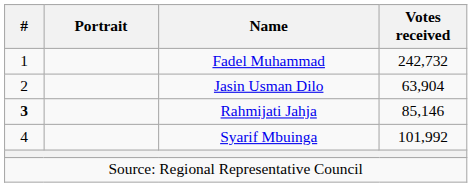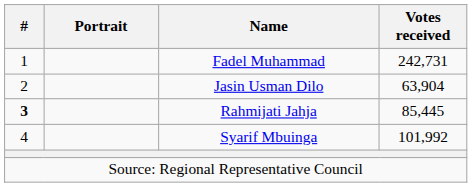(423, 61) 242,732 -> (423, 61) 242,731
(423, 112) 85,146 -> (423, 112) 85,445
